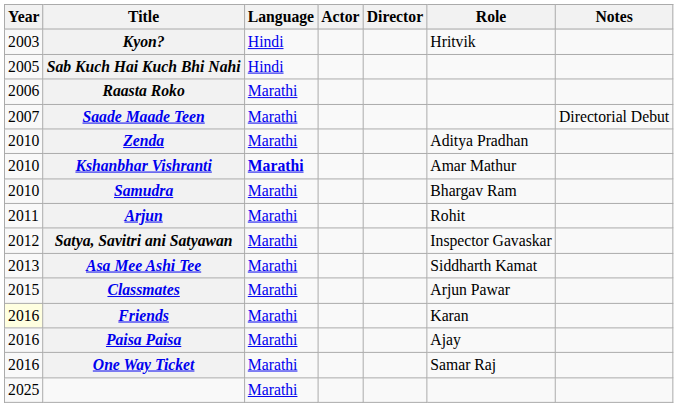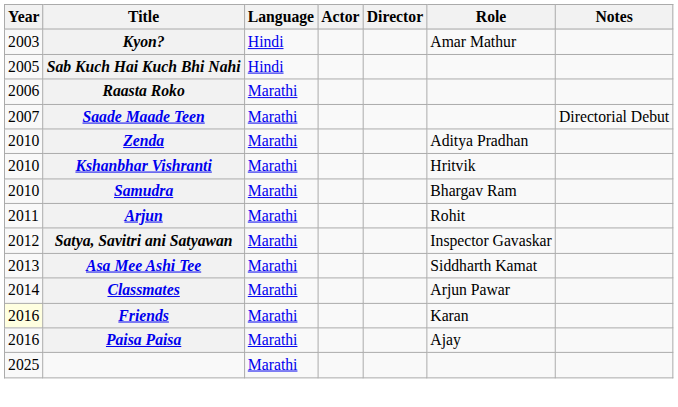(453, 41) Hritvik -> (473, 41) Amar Mathur
(276, 166) bold -> (273, 166) normal
(473, 166) Amar Mathur -> (453, 166) Hritvik
(24, 290) 2015 -> (24, 290) 2014
- row: (144, 365)
